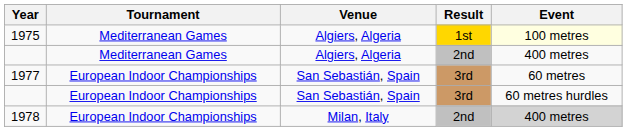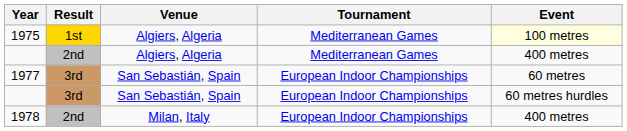columns swapped: (163, 15) <-> (464, 15)
(557, 116) lightgrey background -> (557, 116) no background
